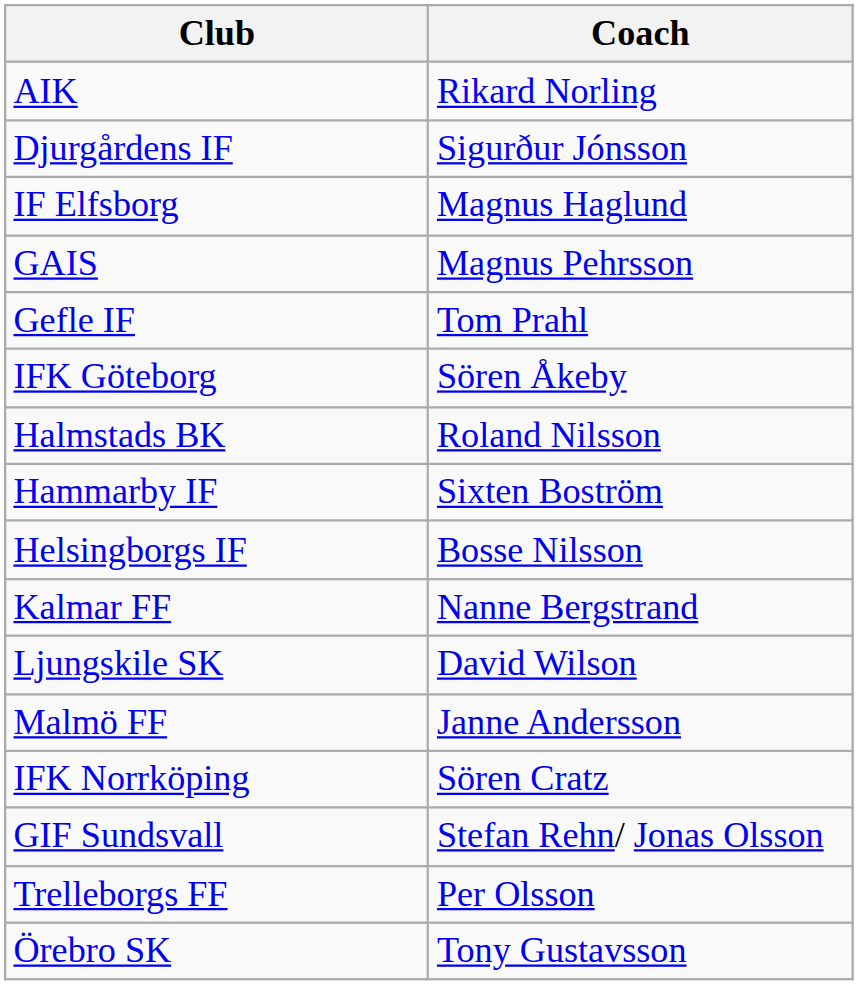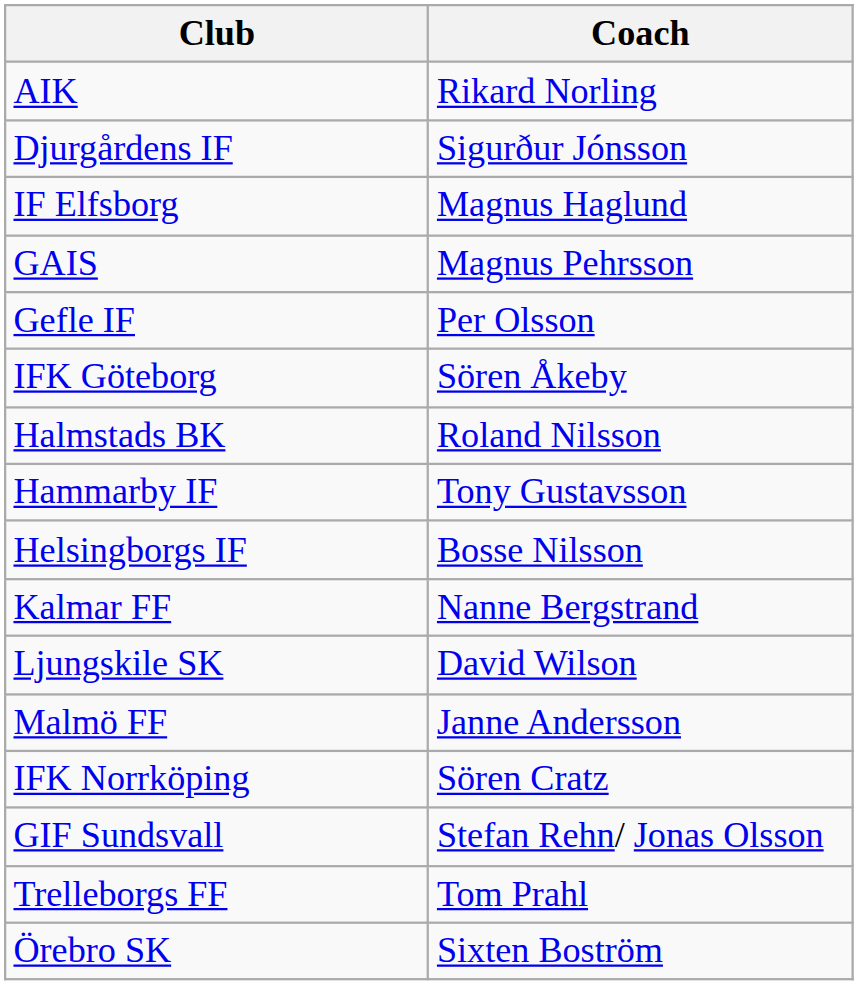(512, 319) Tom Prahl -> (516, 319) Per Olsson
(550, 491) Sixten Boström -> (562, 491) Tony Gustavsson
(516, 893) Per Olsson -> (512, 893) Tom Prahl
(562, 950) Tony Gustavsson -> (550, 950) Sixten Boström
